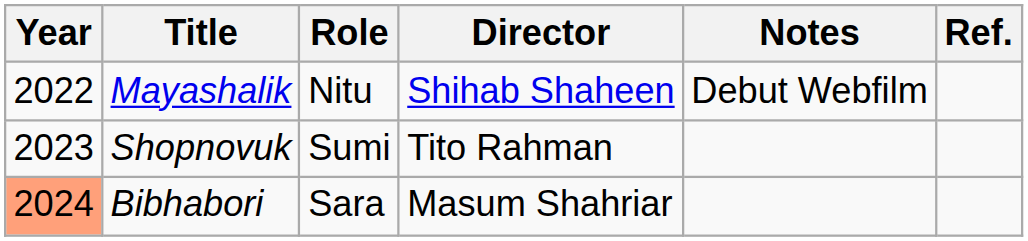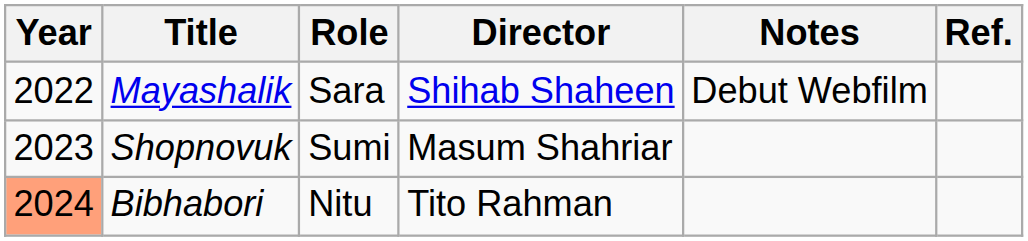(340, 90) Nitu -> (346, 90) Sara
(510, 147) Tito Rahman -> (540, 147) Masum Shahriar
(346, 205) Sara -> (340, 205) Nitu
(540, 205) Masum Shahriar -> (510, 205) Tito Rahman
